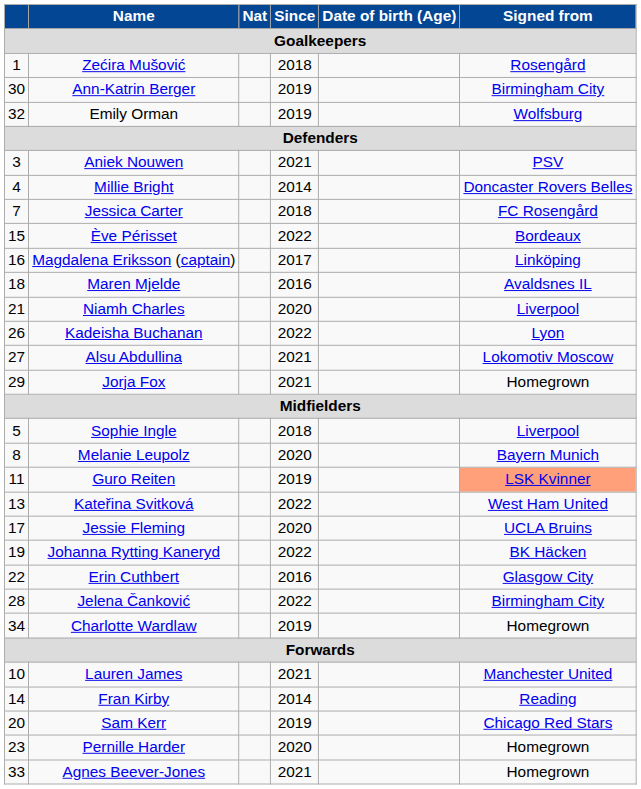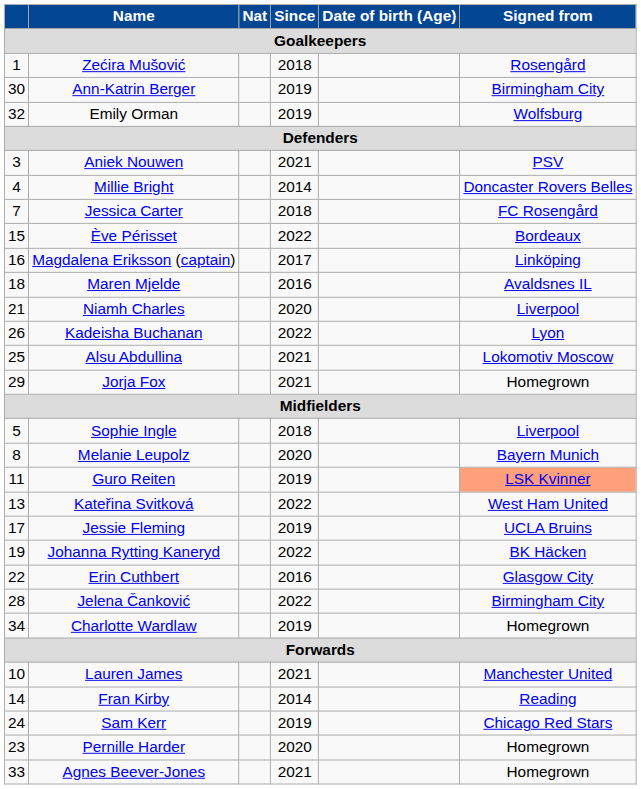(17, 357) 27 -> (17, 357) 25
(295, 528) 2020 -> (295, 528) 2019
(17, 723) 20 -> (17, 723) 24
